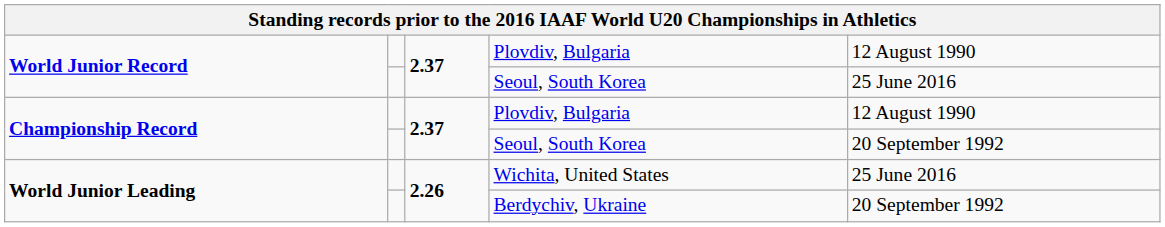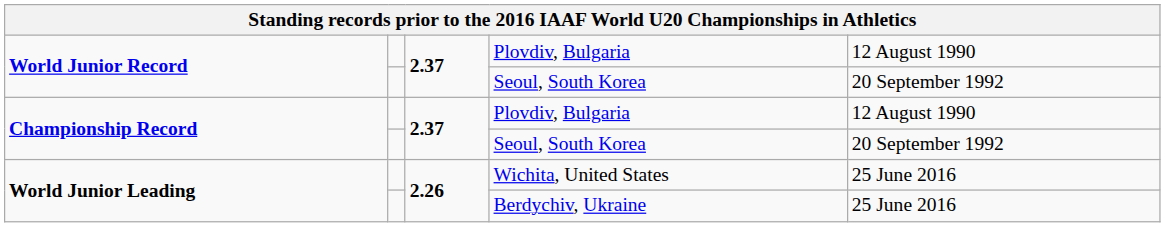(904, 81) 25 June 2016 -> (928, 81) 20 September 1992
(928, 205) 20 September 1992 -> (904, 205) 25 June 2016
